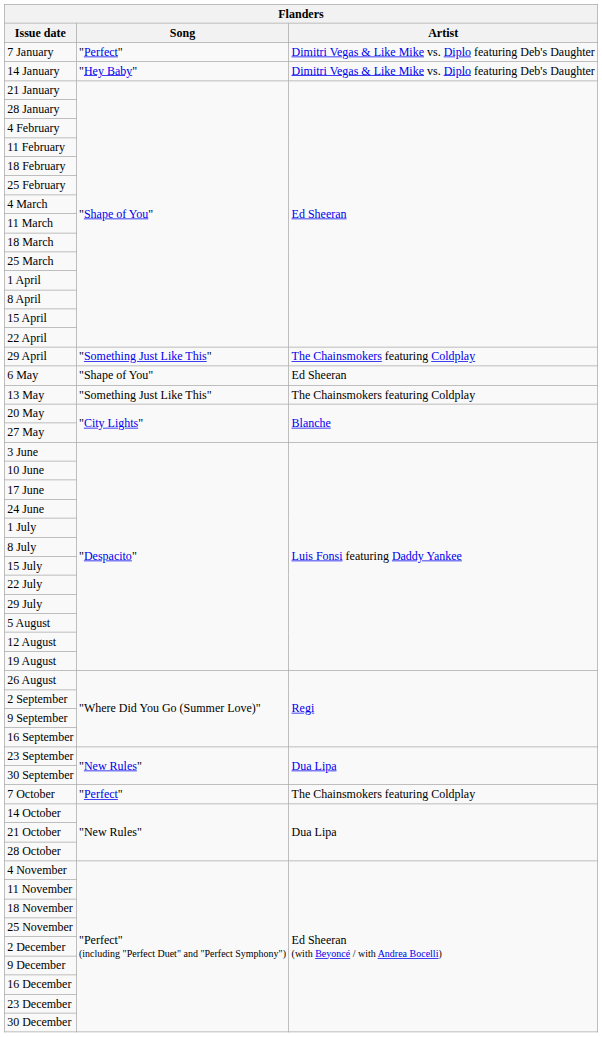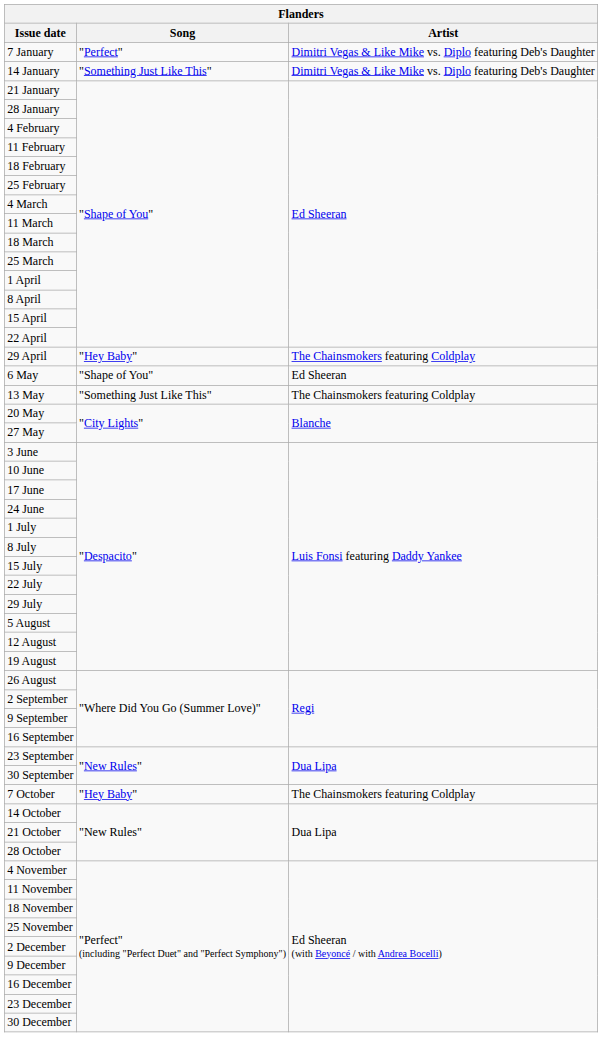(108, 71) "Hey Baby" -> (145, 71) "Something Just Like This"
(145, 356) "Something Just Like This" -> (108, 356) "Hey Baby"
(101, 794) "Perfect" -> (108, 794) "Hey Baby"
